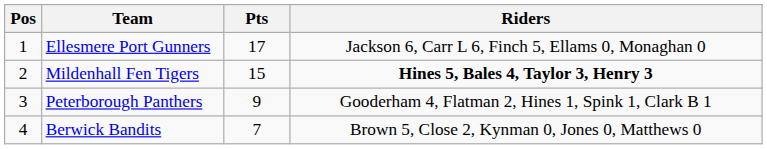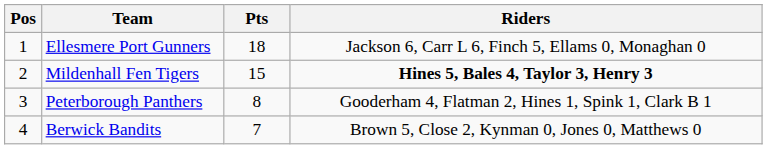(257, 46) 17 -> (257, 46) 18
(257, 101) 9 -> (257, 101) 8
